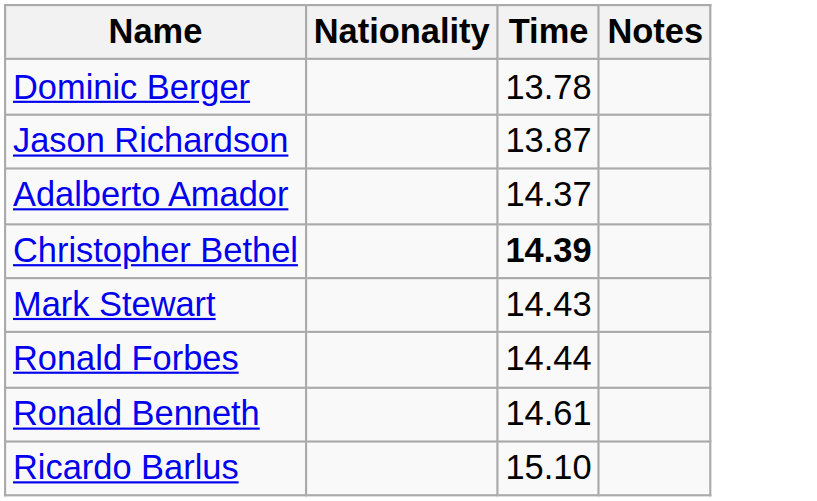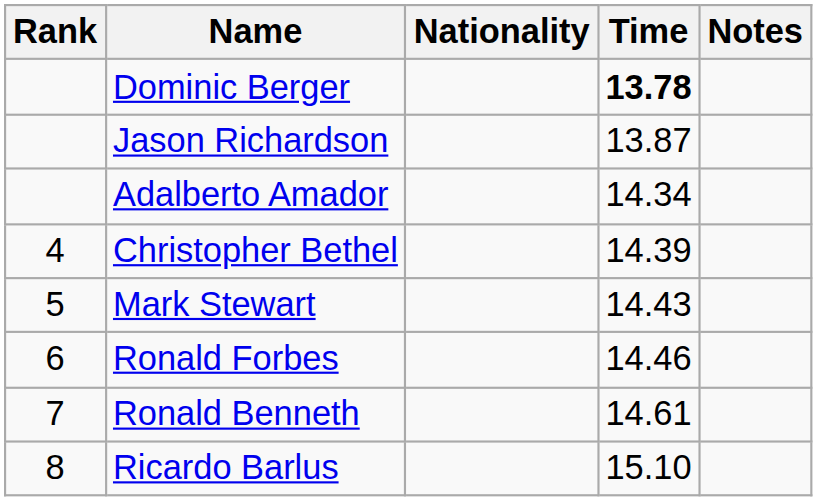+ column: (55, 31)
(549, 86) normal -> (649, 86) bold
(549, 195) 14.37 -> (649, 195) 14.34
(549, 250) bold -> (649, 250) normal
(549, 359) 14.44 -> (649, 359) 14.46
